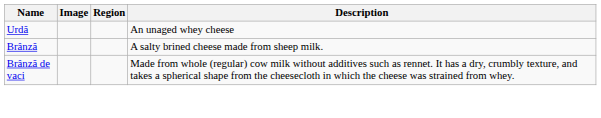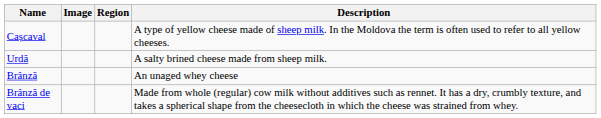+ row: (26, 36)
(182, 30) An unaged whey cheese -> (231, 59) A salty brined cheese made from sheep milk.
(227, 47) A salty brined cheese made from sheep milk. -> (186, 76) An unaged whey cheese
